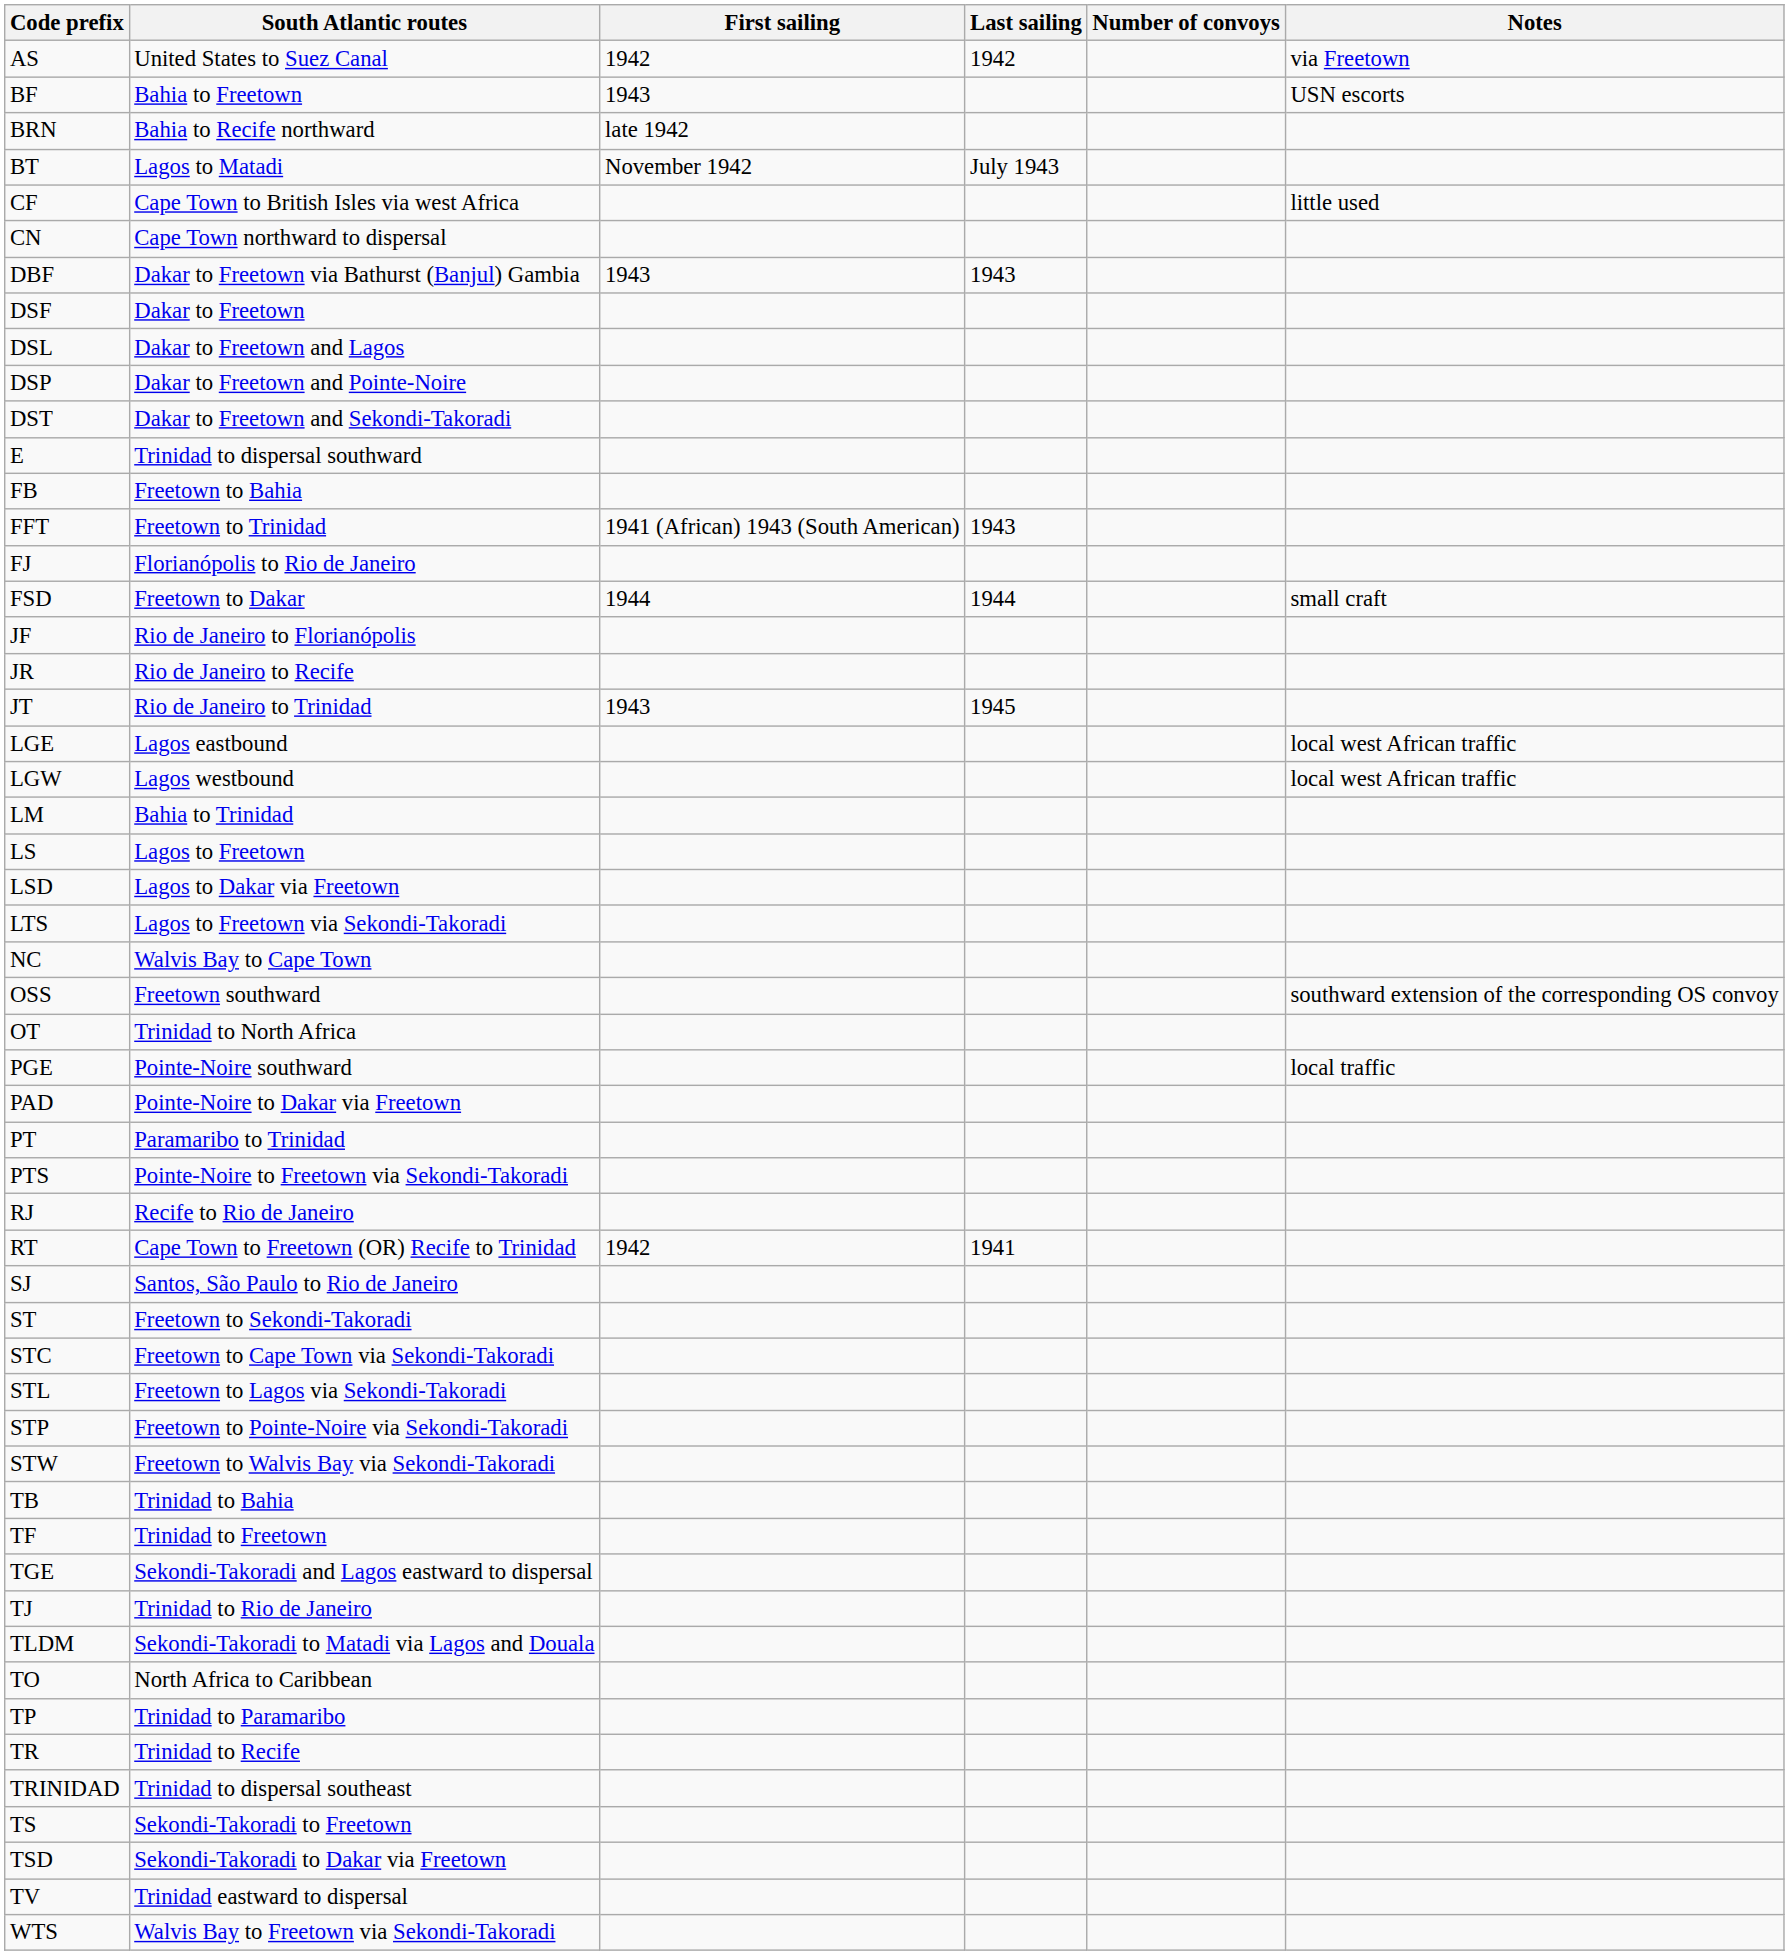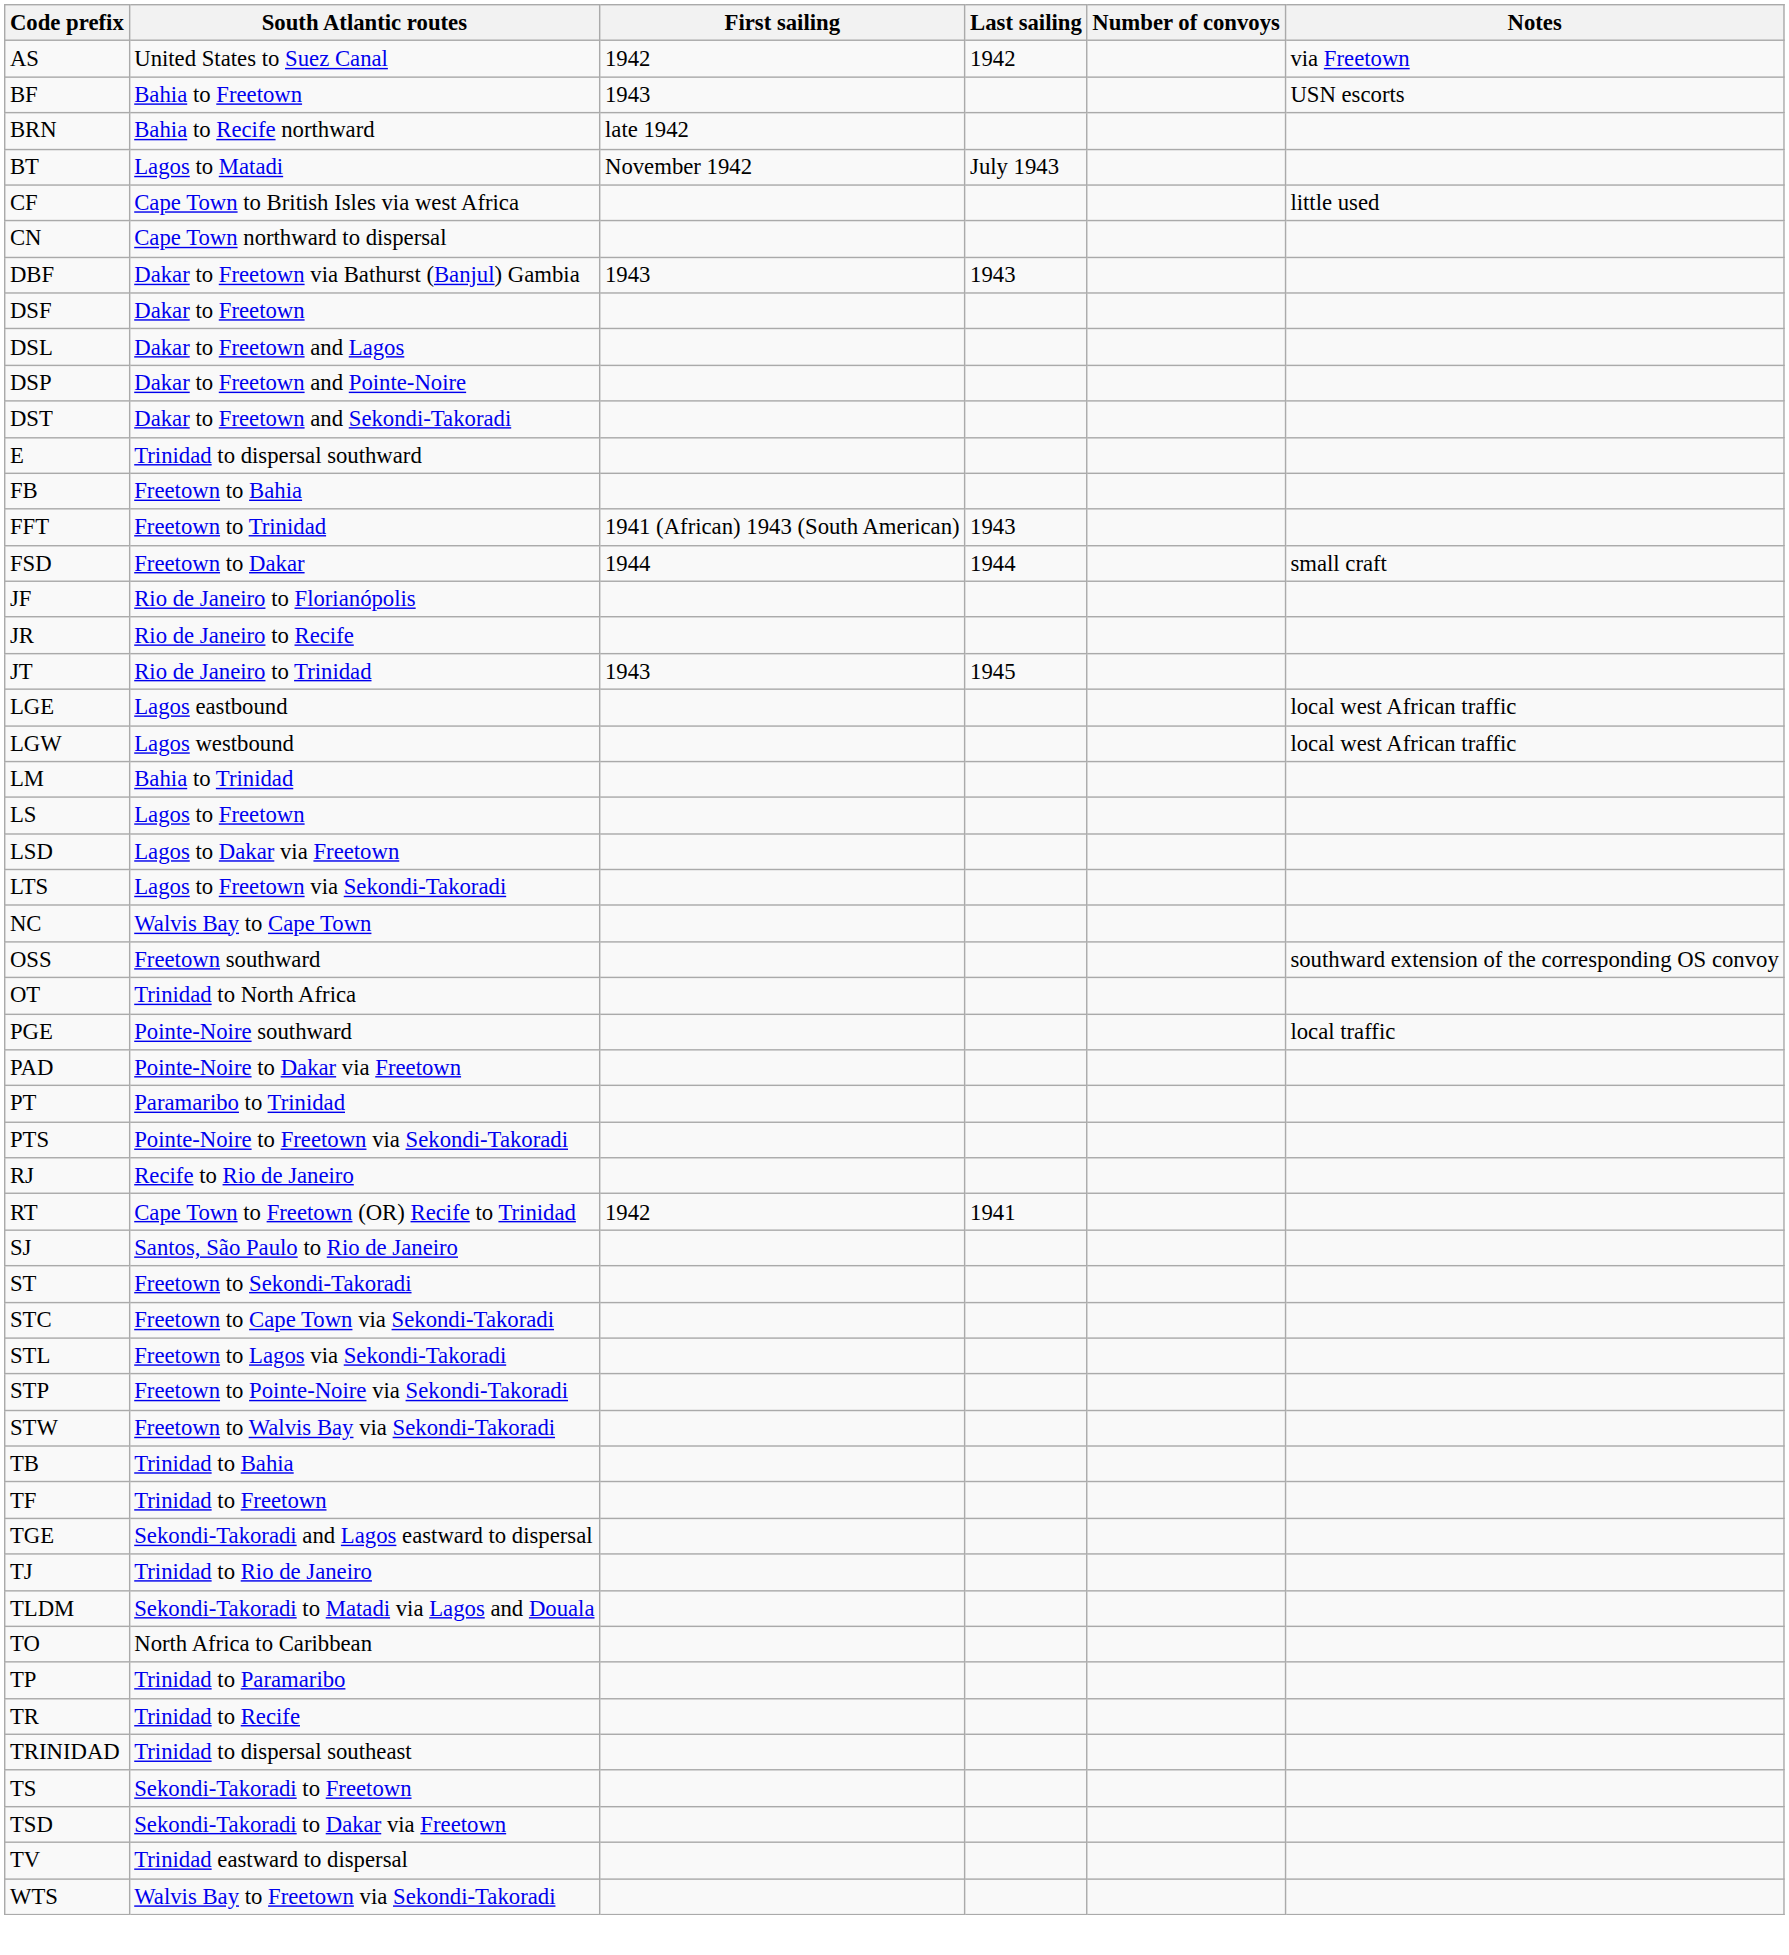- row: (21, 563)
